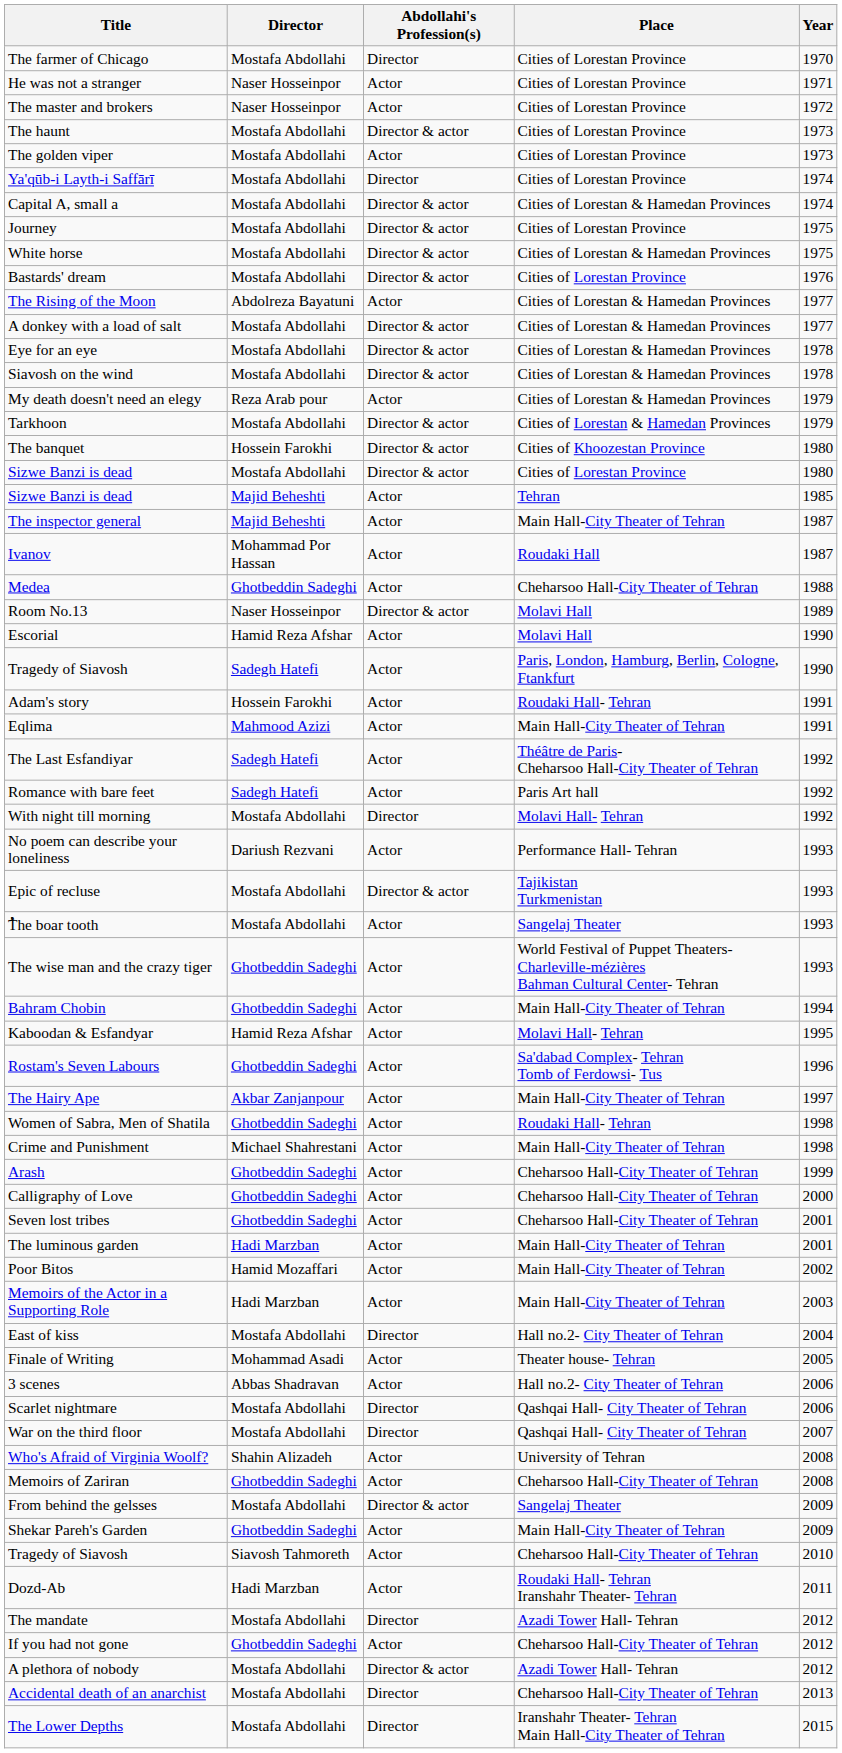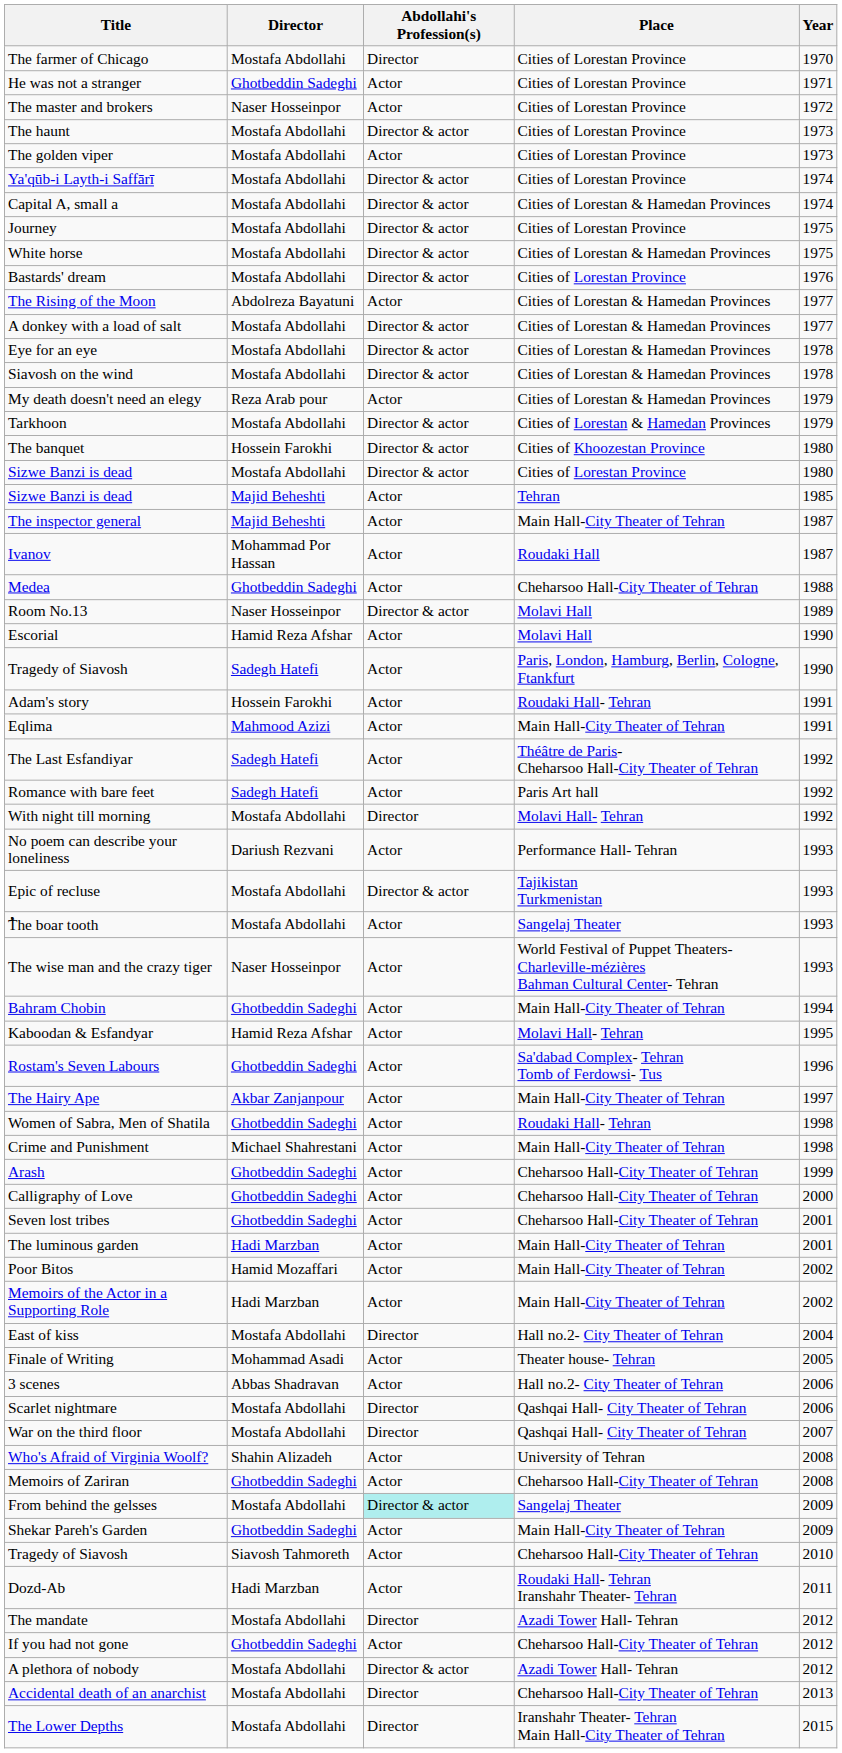(286, 82) Naser Hosseinpor -> (294, 82) Ghotbeddin Sadeghi
(393, 180) Director -> (418, 180) Director & actor
(294, 966) Ghotbeddin Sadeghi -> (286, 966) Naser Hosseinpor
(818, 1302) 2003 -> (818, 1302) 2002
(418, 1505) no background -> (418, 1505) paleturquoise background
